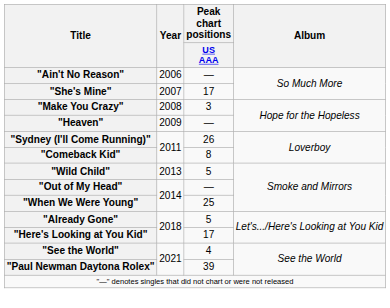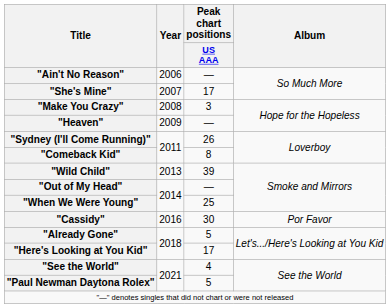(209, 171) 5 -> (209, 171) 39
+ row: (81, 219)
(209, 267) 39 -> (209, 283) 5
